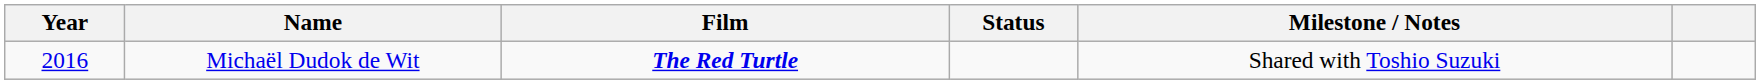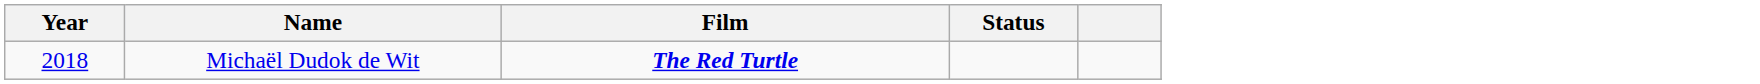- column: (1374, 23)
(65, 60) 2016 -> (65, 60) 2018
